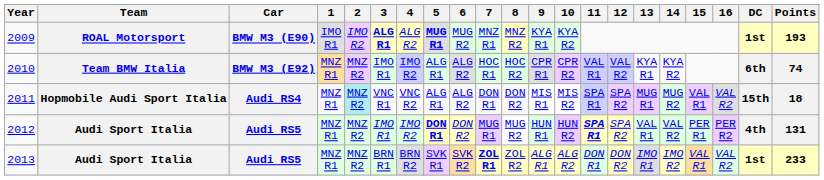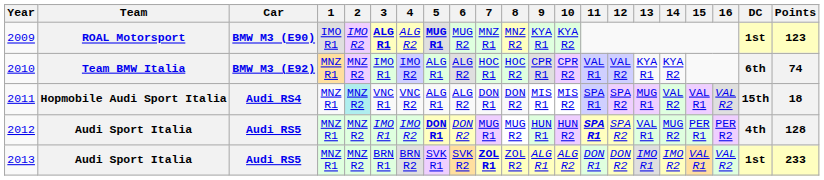(796, 38) 193 -> (796, 38) 123
(673, 99) MUG R2 -> (673, 99) VAL R2
(673, 130) VAL R2 -> (673, 130) MUG R2
(796, 130) 131 -> (796, 130) 128
